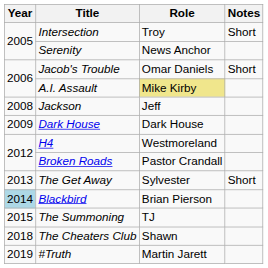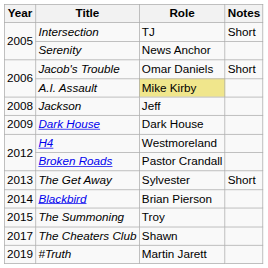(153, 32) Troy -> (148, 32) TJ
(20, 198) lightblue background -> (20, 198) no background
(148, 217) TJ -> (153, 217) Troy
(20, 236) 2018 -> (20, 236) 2017
